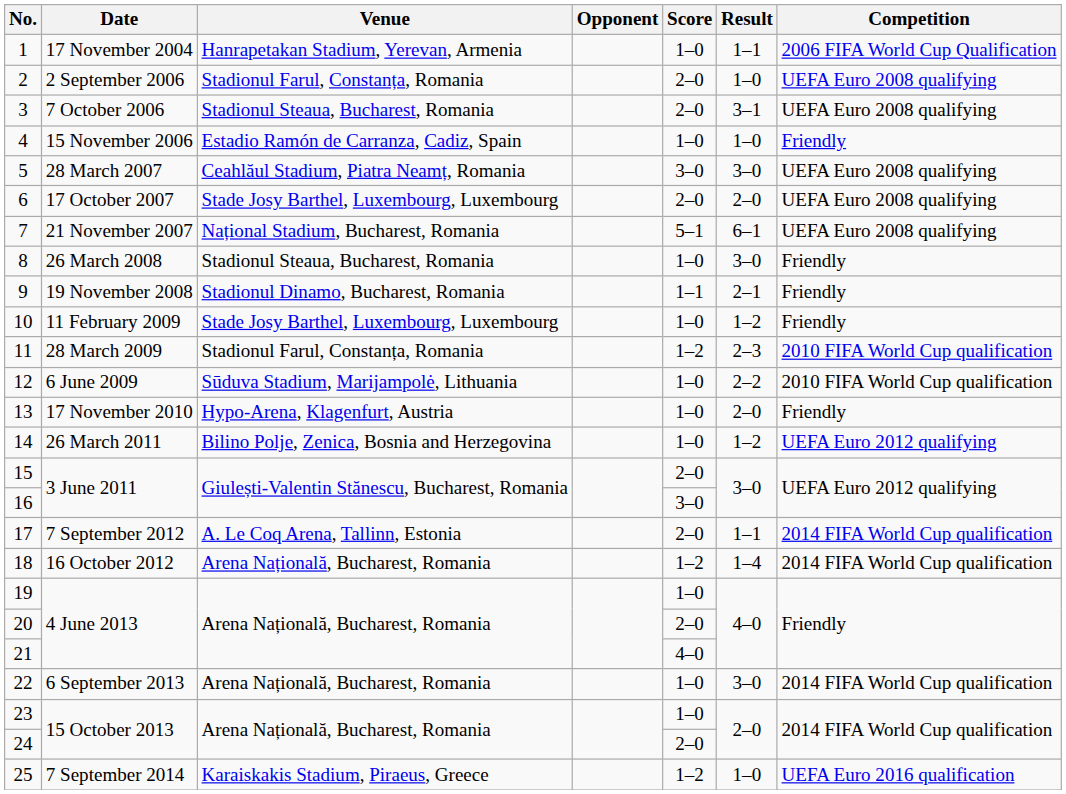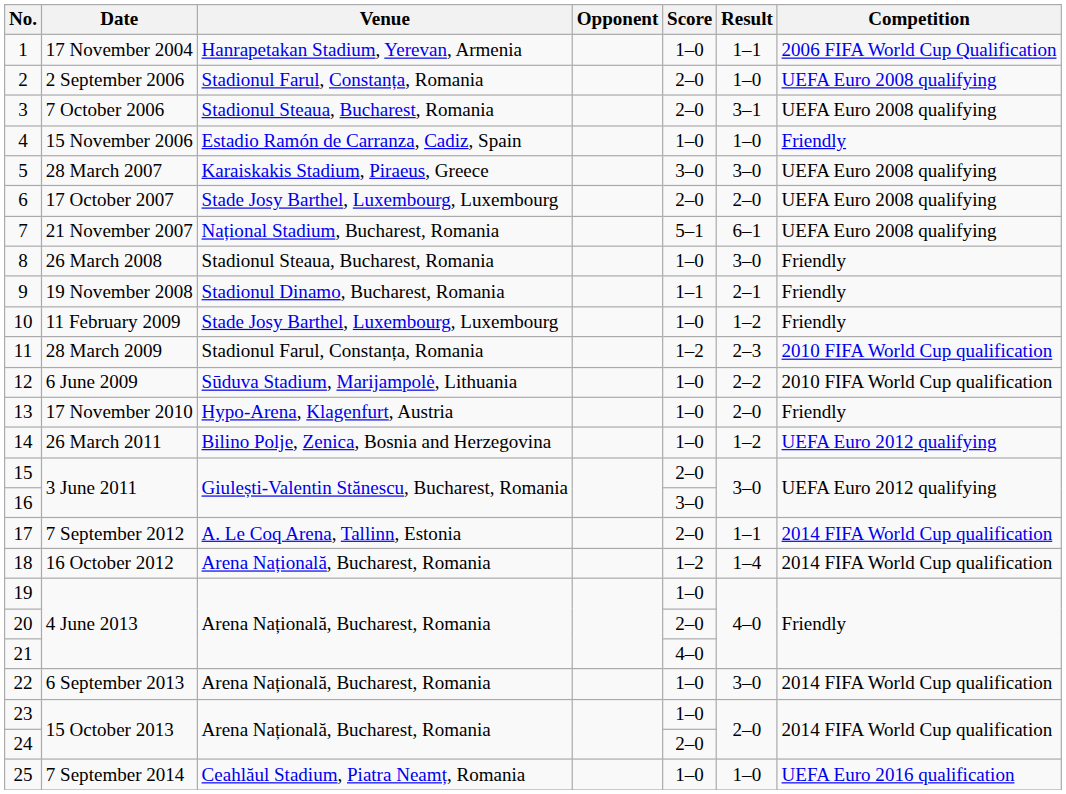(363, 170) Ceahlăul Stadium, Piatra Neamț, Romania -> (345, 170) Karaiskakis Stadium, Piraeus, Greece
(345, 774) Karaiskakis Stadium, Piraeus, Greece -> (363, 774) Ceahlăul Stadium, Piatra Neamț, Romania
(690, 774) 1–2 -> (690, 774) 1–0
